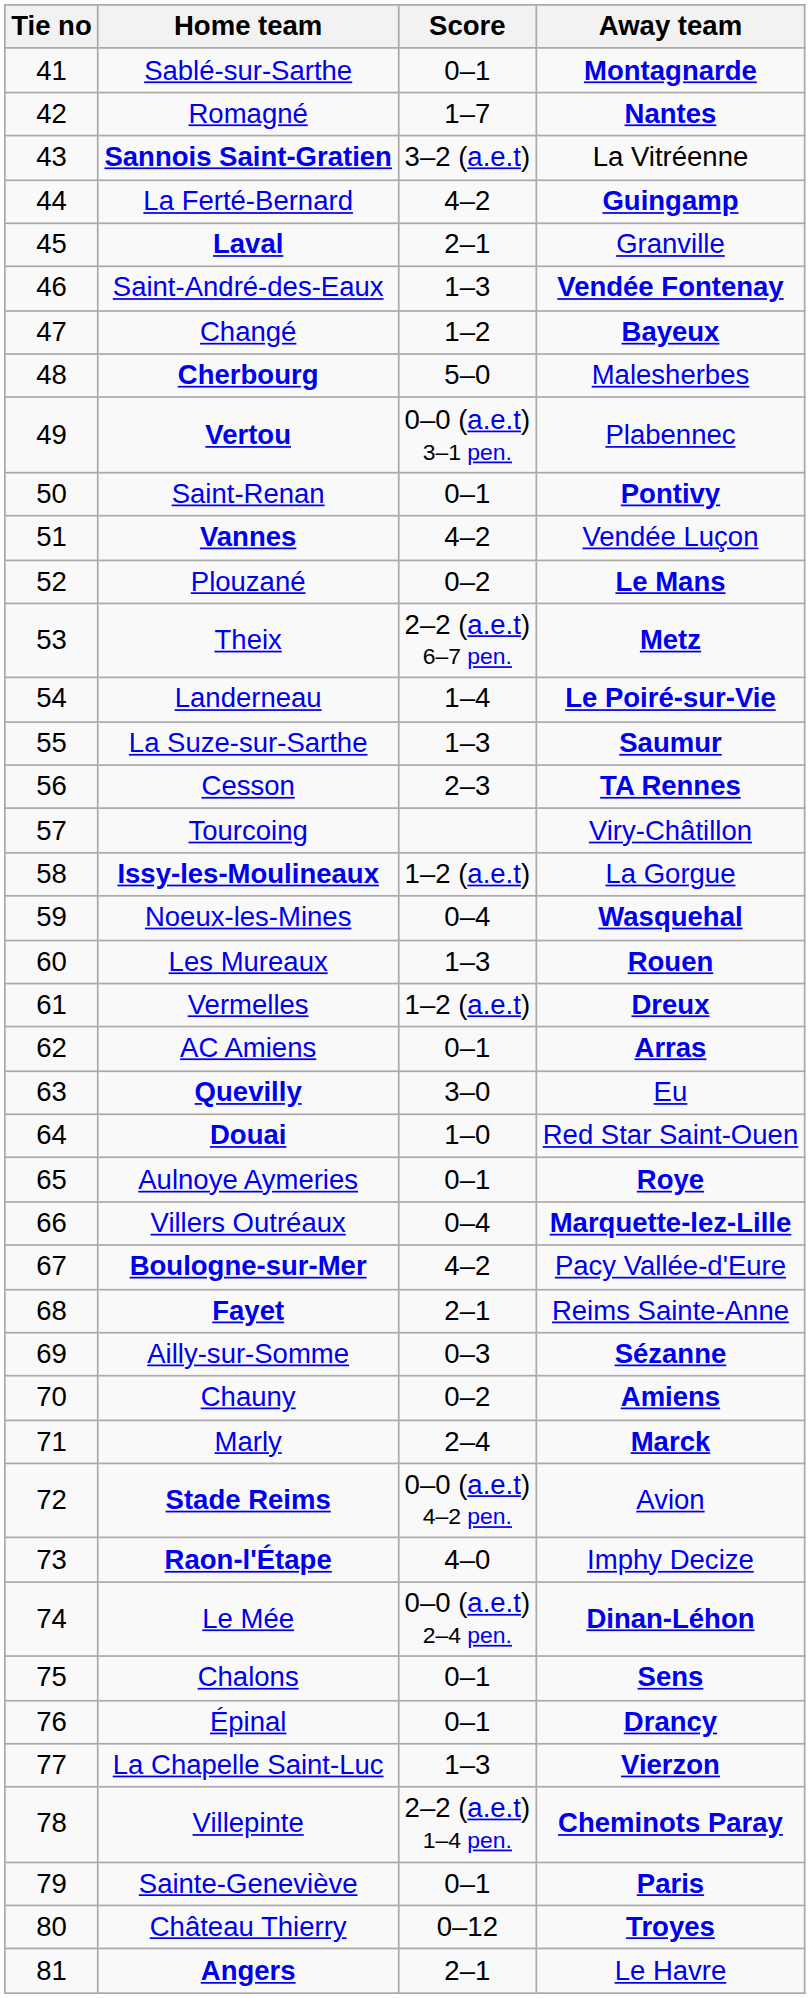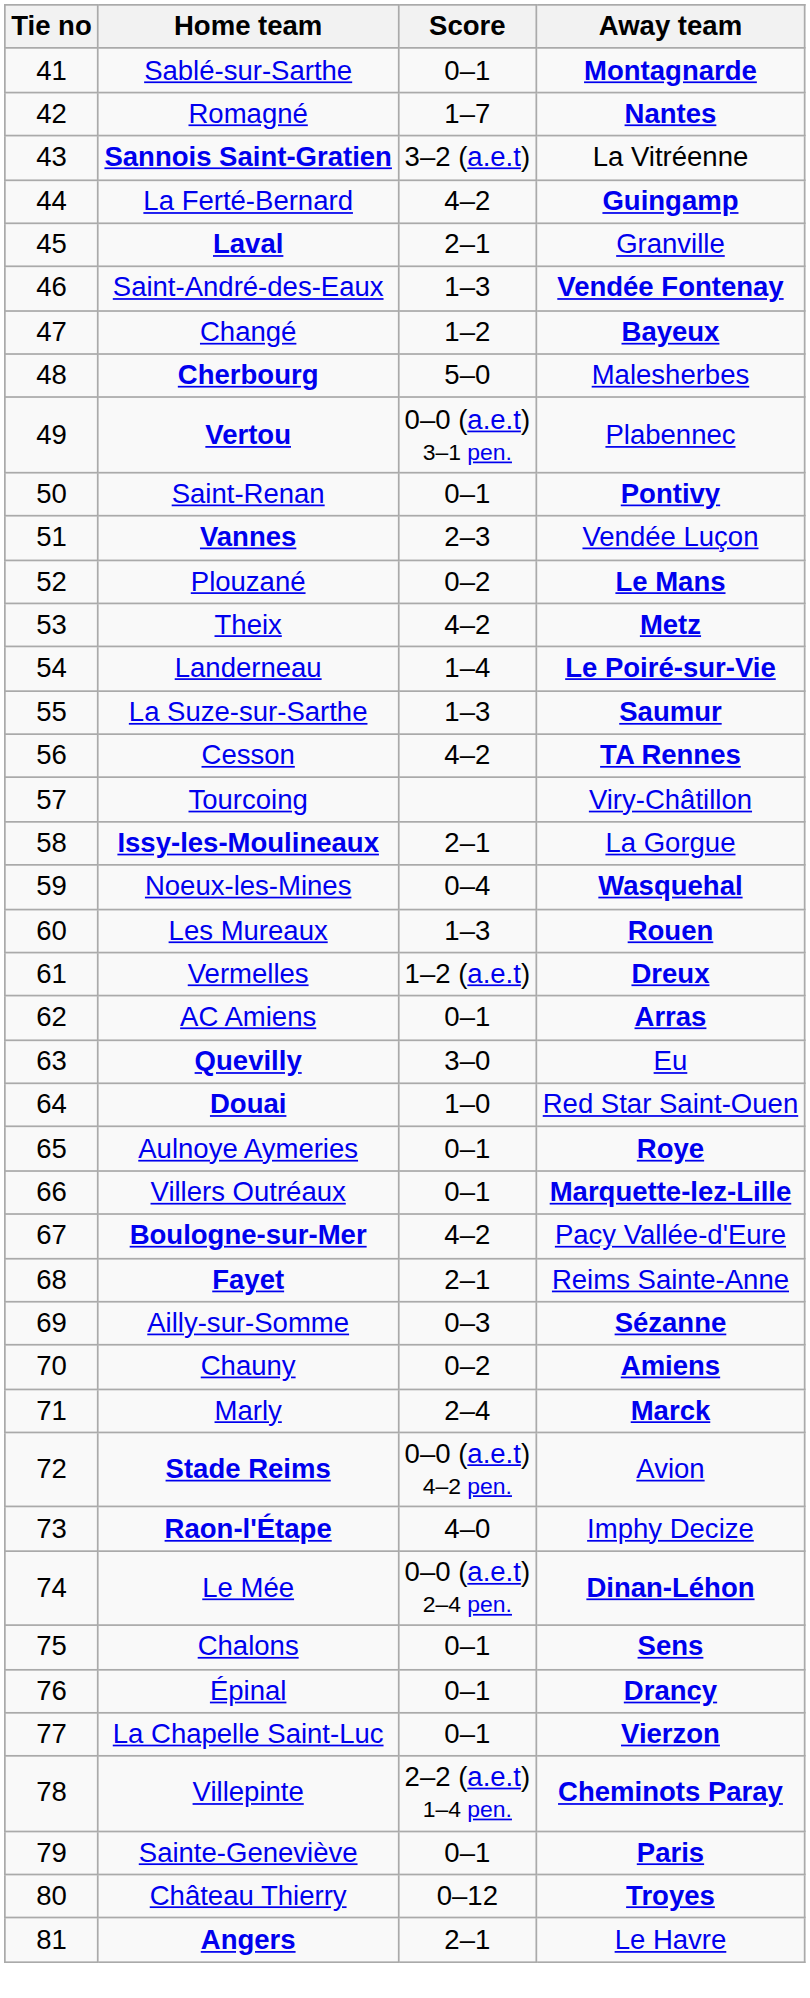(467, 537) 4–2 -> (467, 537) 2–3
(467, 640) 2–2 (a.e.t) 6–7 pen. -> (467, 624) 4–2
(467, 786) 2–3 -> (467, 755) 4–2
(467, 873) 1–2 (a.e.t) -> (467, 842) 2–1
(467, 1223) 0–4 -> (467, 1192) 0–1
(467, 1765) 1–3 -> (467, 1734) 0–1
